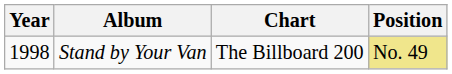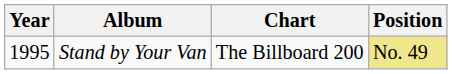(29, 52) 1998 -> (29, 52) 1995
